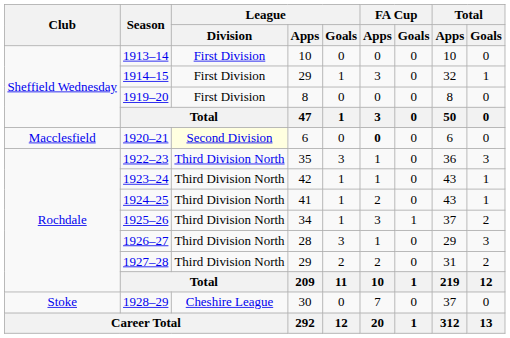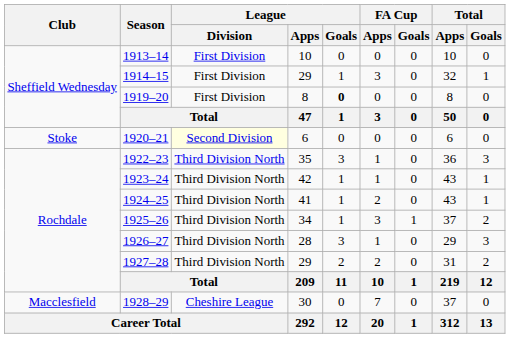(341, 96) normal -> (341, 96) bold
(62, 138) Macclesfield -> (62, 138) Stoke
(377, 138) bold -> (377, 138) normal
(62, 302) Stoke -> (62, 302) Macclesfield
